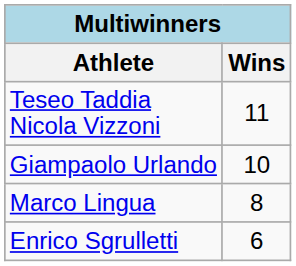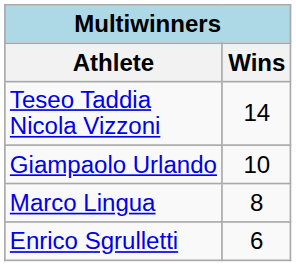(257, 114) 11 -> (257, 114) 14
